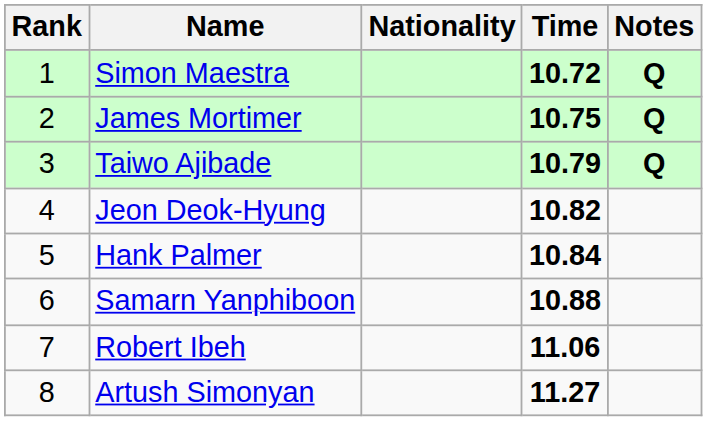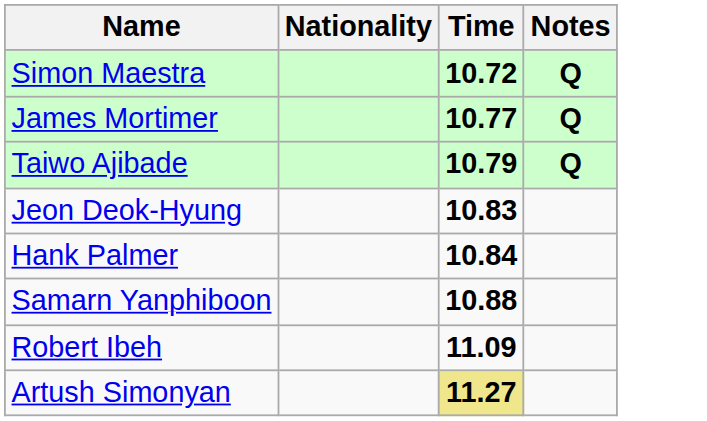- column: (47, 27)
(565, 118) 10.75 -> (481, 118) 10.77
(565, 210) 10.82 -> (481, 210) 10.83
(565, 347) 11.06 -> (481, 347) 11.09
(565, 392) no background -> (481, 392) khaki background
